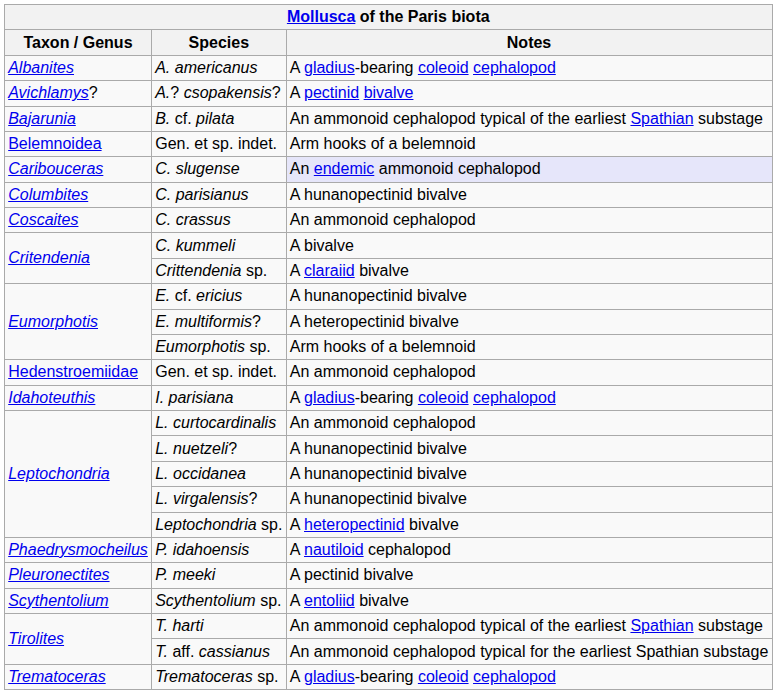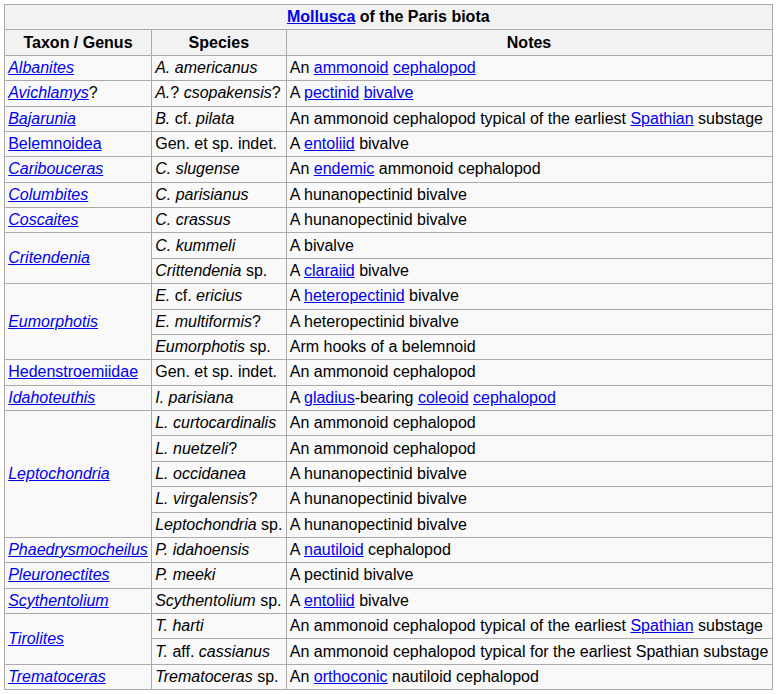(423, 67) A gladius-bearing coleoid cephalopod -> (383, 67) An ammonoid cephalopod
(383, 144) Arm hooks of a belemnoid -> (349, 144) A entoliid bivalve
(415, 169) lavender background -> (415, 169) no background
(383, 220) An ammonoid cephalopod -> (378, 220) A hunanopectinid bivalve
(378, 296) A hunanopectinid bivalve -> (374, 296) A heteropectinid bivalve
(378, 448) A hunanopectinid bivalve -> (383, 448) An ammonoid cephalopod
(374, 524) A heteropectinid bivalve -> (378, 524) A hunanopectinid bivalve
(423, 676) A gladius-bearing coleoid cephalopod -> (414, 676) An orthoconic nautiloid cephalopod
